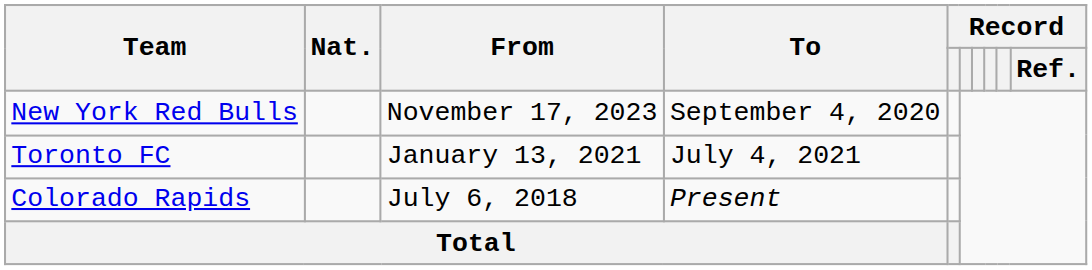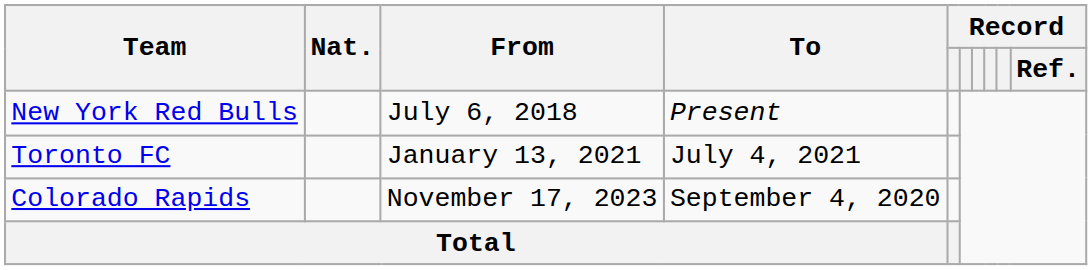(522, 113) November 17, 2023 -> (482, 113) July 6, 2018
(805, 113) September 4, 2020 -> (726, 113) Present
(482, 200) July 6, 2018 -> (522, 200) November 17, 2023
(726, 200) Present -> (805, 200) September 4, 2020
